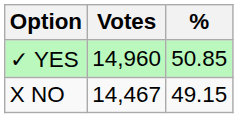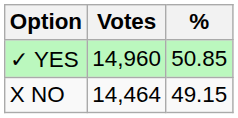(127, 94) 14,467 -> (127, 94) 14,464
